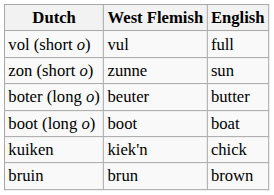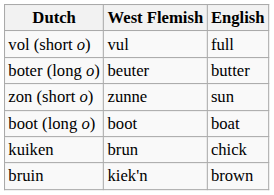rows swapped: (51, 70) <-> (54, 96)
(128, 149) kiek'n -> (123, 149) brun
(123, 176) brun -> (128, 176) kiek'n
